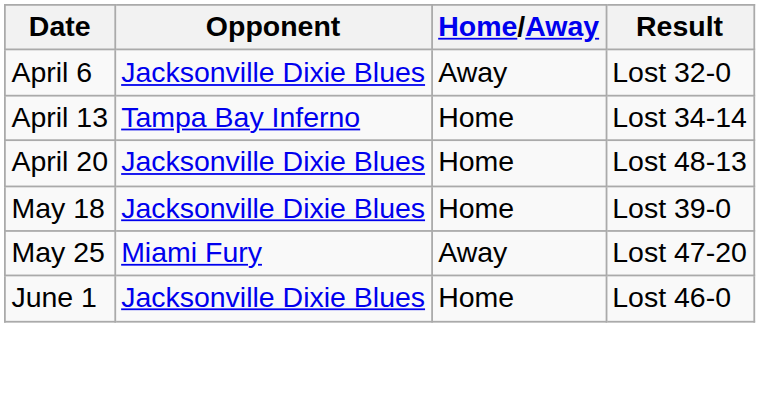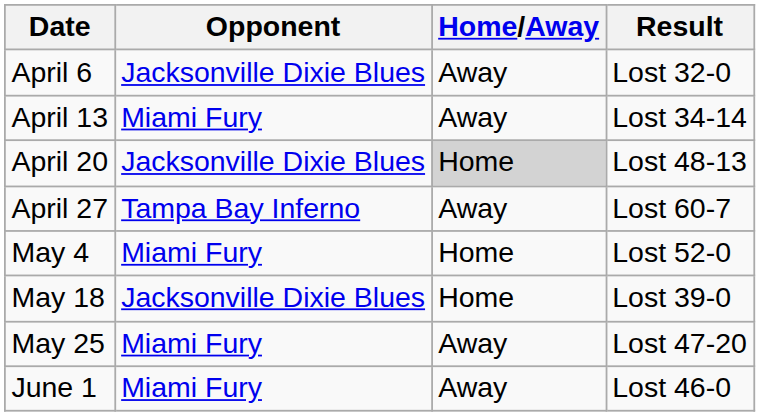(241, 117) Tampa Bay Inferno -> (192, 117) Miami Fury
(476, 117) Home -> (473, 117) Away
(476, 162) no background -> (476, 162) lightgrey background
+ row: (60, 207)
+ row: (50, 252)
(273, 298) Jacksonville Dixie Blues -> (192, 388) Miami Fury
(476, 298) Home -> (473, 388) Away
